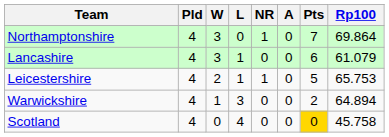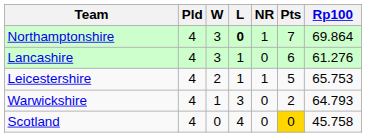- column: (289, 15)
(240, 36) normal -> (240, 36) bold
(356, 57) 61.079 -> (333, 57) 61.276
(356, 100) 64.894 -> (333, 100) 64.793
